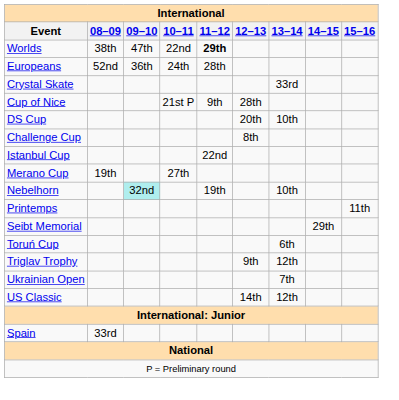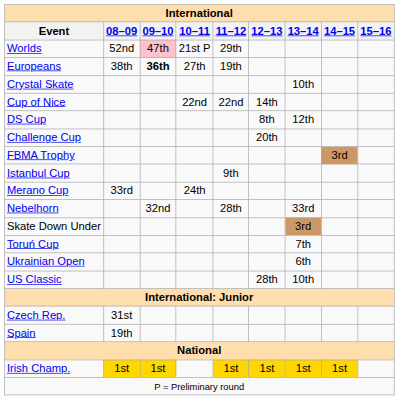(105, 48) 38th -> (122, 48) 52nd
(142, 48) no background -> (158, 48) pink background
(178, 48) 22nd -> (195, 48) 21st P
(215, 48) bold -> (231, 48) normal
(105, 66) 52nd -> (122, 66) 38th
(142, 66) normal -> (158, 66) bold
(178, 66) 24th -> (195, 66) 27th
(215, 66) 28th -> (231, 66) 19th
(287, 84) 33rd -> (303, 84) 10th
(178, 102) 21st P -> (195, 102) 22nd
(215, 102) 9th -> (231, 102) 22nd
(251, 102) 28th -> (267, 102) 14th
(251, 119) 20th -> (267, 119) 8th
(287, 119) 10th -> (303, 119) 12th
(251, 137) 8th -> (267, 137) 20th
+ row: (41, 155)
(215, 155) 22nd -> (231, 173) 9th
(105, 173) 19th -> (122, 191) 33rd
(178, 173) 27th -> (195, 191) 24th
(142, 191) paleturquoise background -> (158, 208) no background
(215, 191) 19th -> (231, 208) 28th
(287, 191) 10th -> (303, 208) 33rd
- row: (32, 208)
- row: (44, 226)
+ row: (54, 226)
(287, 244) 6th -> (303, 244) 7th
- row: (42, 262)
(287, 279) 7th -> (303, 262) 6th
(251, 297) 14th -> (267, 279) 28th
(287, 297) 12th -> (303, 279) 10th
+ row: (36, 315)
(105, 333) 33rd -> (122, 333) 19th
+ row: (39, 368)
